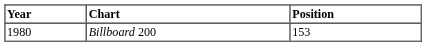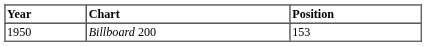(19, 32) 1980 -> (19, 32) 1950
